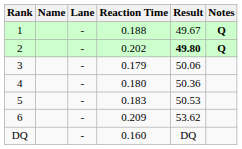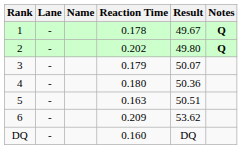columns swapped: (82, 13) <-> (52, 13)
(134, 30) 0.188 -> (134, 30) 0.178
(188, 48) bold -> (188, 48) normal
(188, 65) 50.06 -> (188, 65) 50.07
(134, 100) 0.183 -> (134, 100) 0.163
(188, 100) 50.53 -> (188, 100) 50.51
